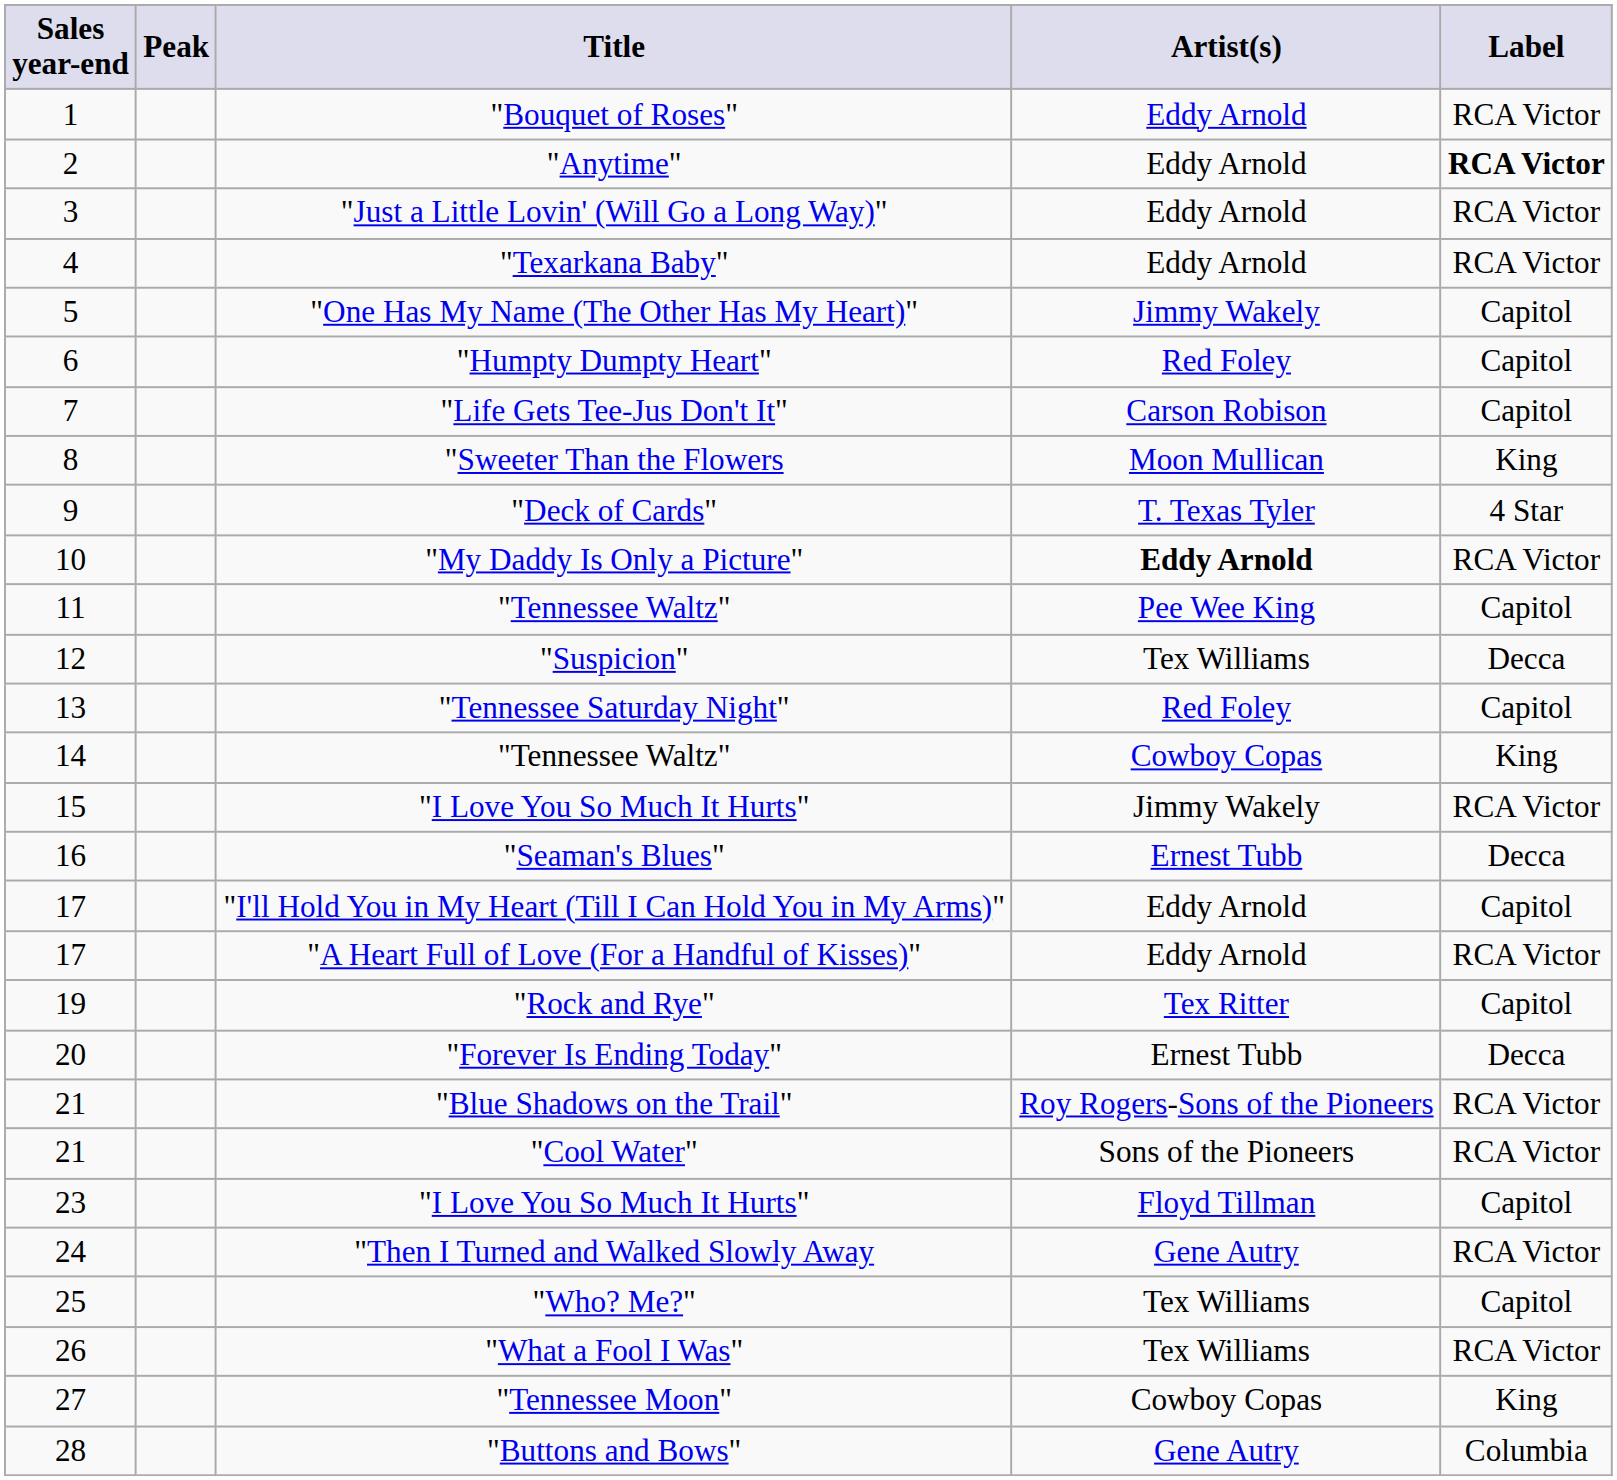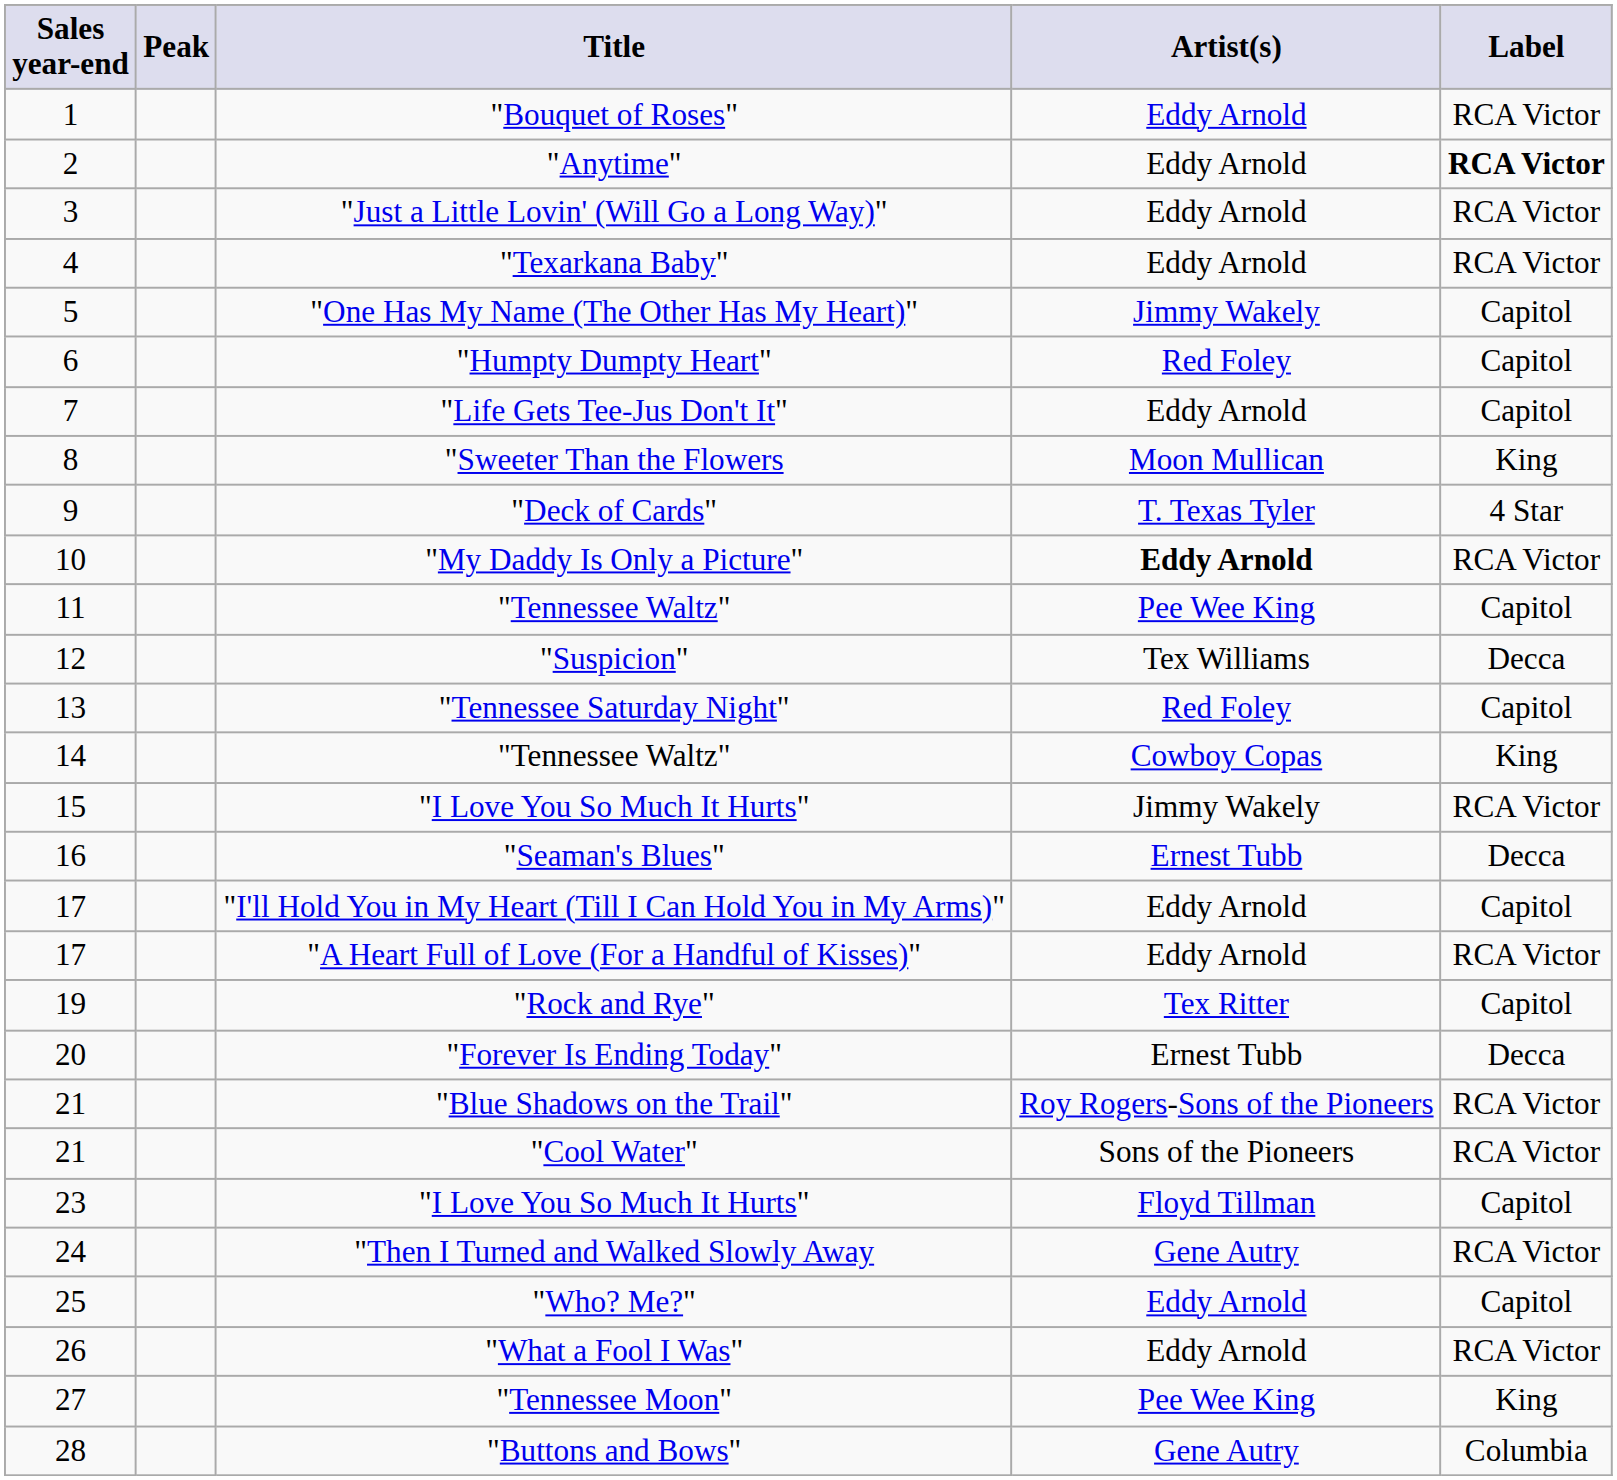(1226, 410) Carson Robison -> (1226, 410) Eddy Arnold
(1226, 1301) Tex Williams -> (1226, 1301) Eddy Arnold
(1226, 1350) Tex Williams -> (1226, 1350) Eddy Arnold
(1226, 1400) Cowboy Copas -> (1226, 1400) Pee Wee King
